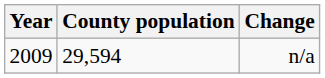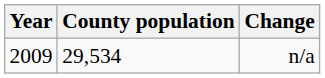(92, 55) 29,594 -> (92, 55) 29,534
